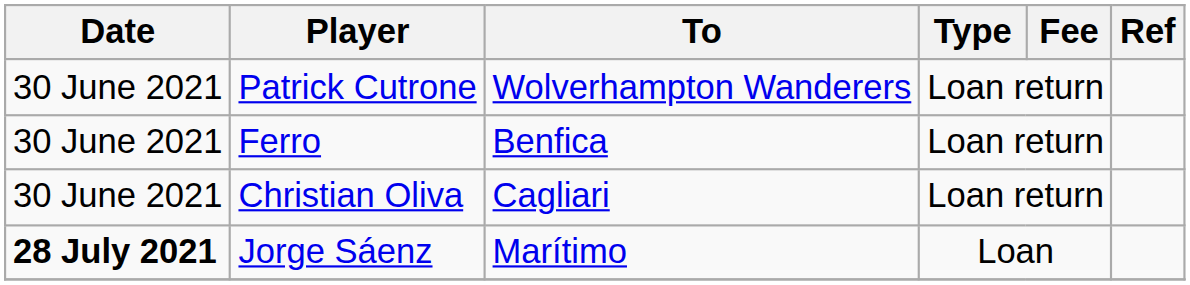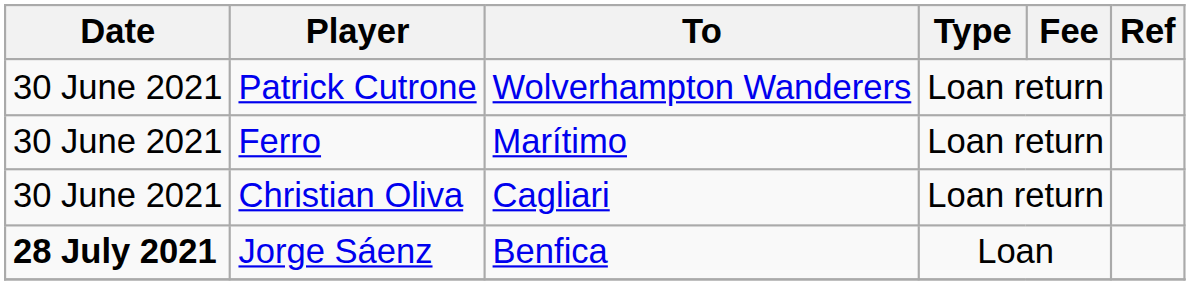(550, 141) Benfica -> (560, 141) Marítimo
(560, 251) Marítimo -> (550, 251) Benfica
